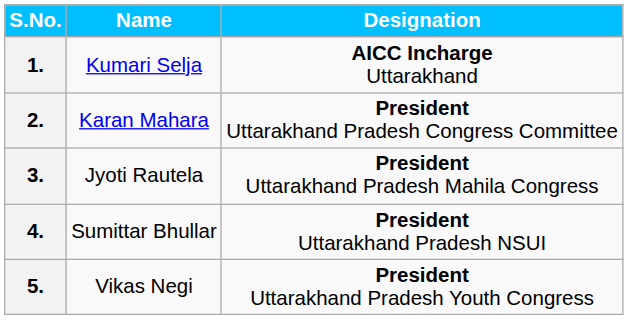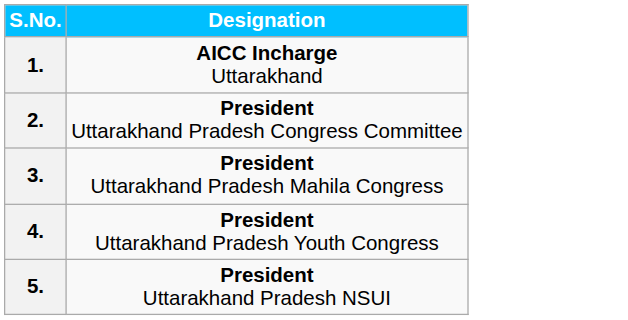- column: (144, 20)
(422, 231) President Uttarakhand Pradesh NSUI -> (267, 231) President Uttarakhand Pradesh Youth Congress
(422, 286) President Uttarakhand Pradesh Youth Congress -> (267, 286) President Uttarakhand Pradesh NSUI
